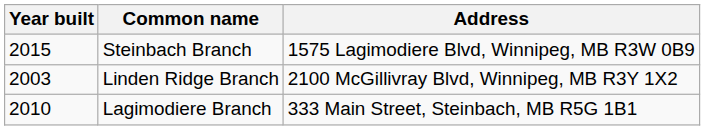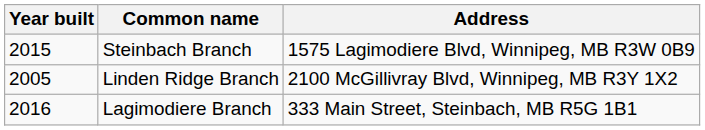(30, 79) 2003 -> (30, 79) 2005
(30, 109) 2010 -> (30, 109) 2016
